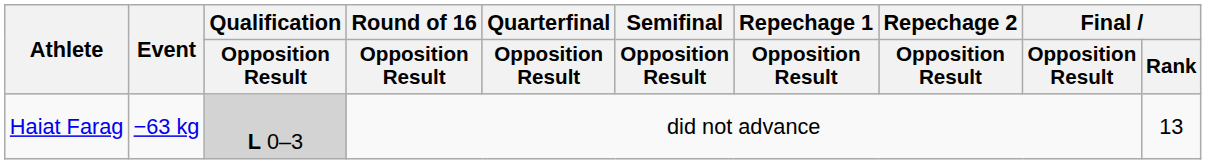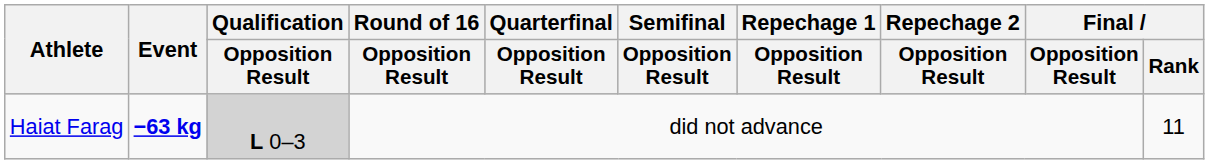(167, 127) normal -> (168, 127) bold
(1171, 127) 13 -> (1174, 127) 11
